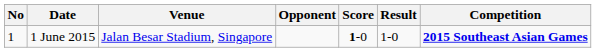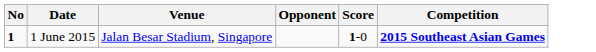- column: (398, 15)
(11, 36) normal -> (11, 36) bold
